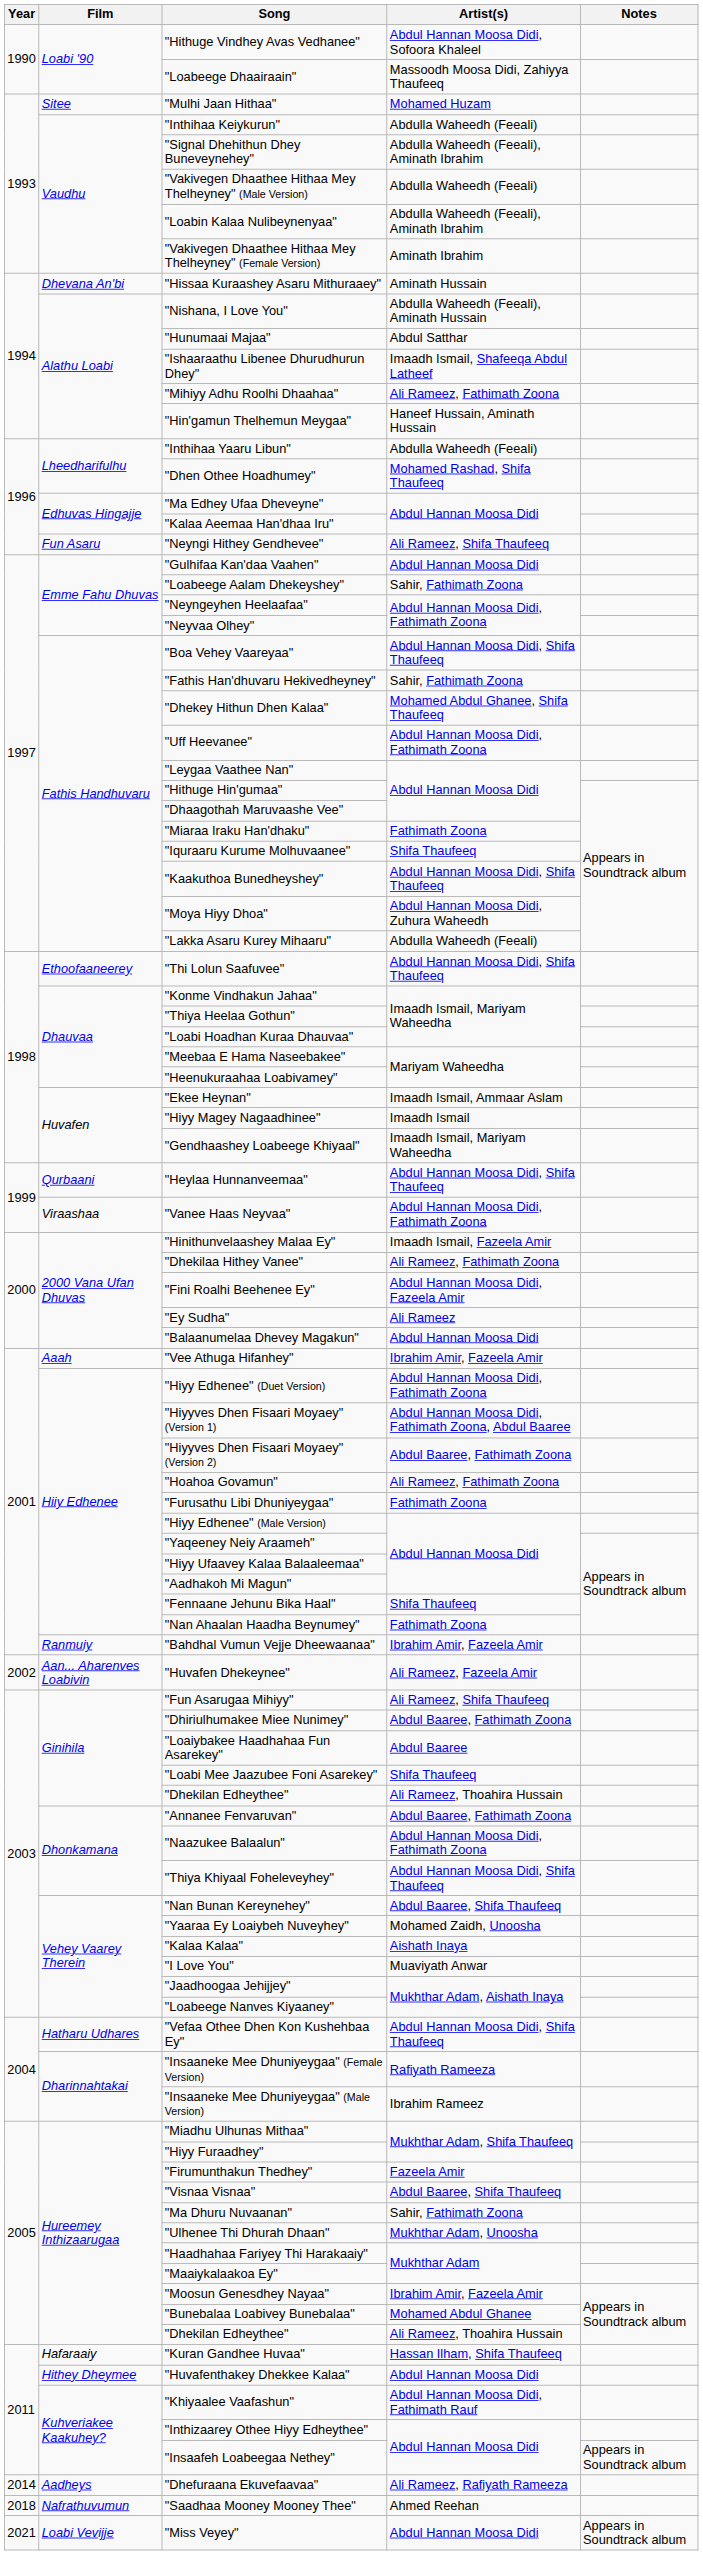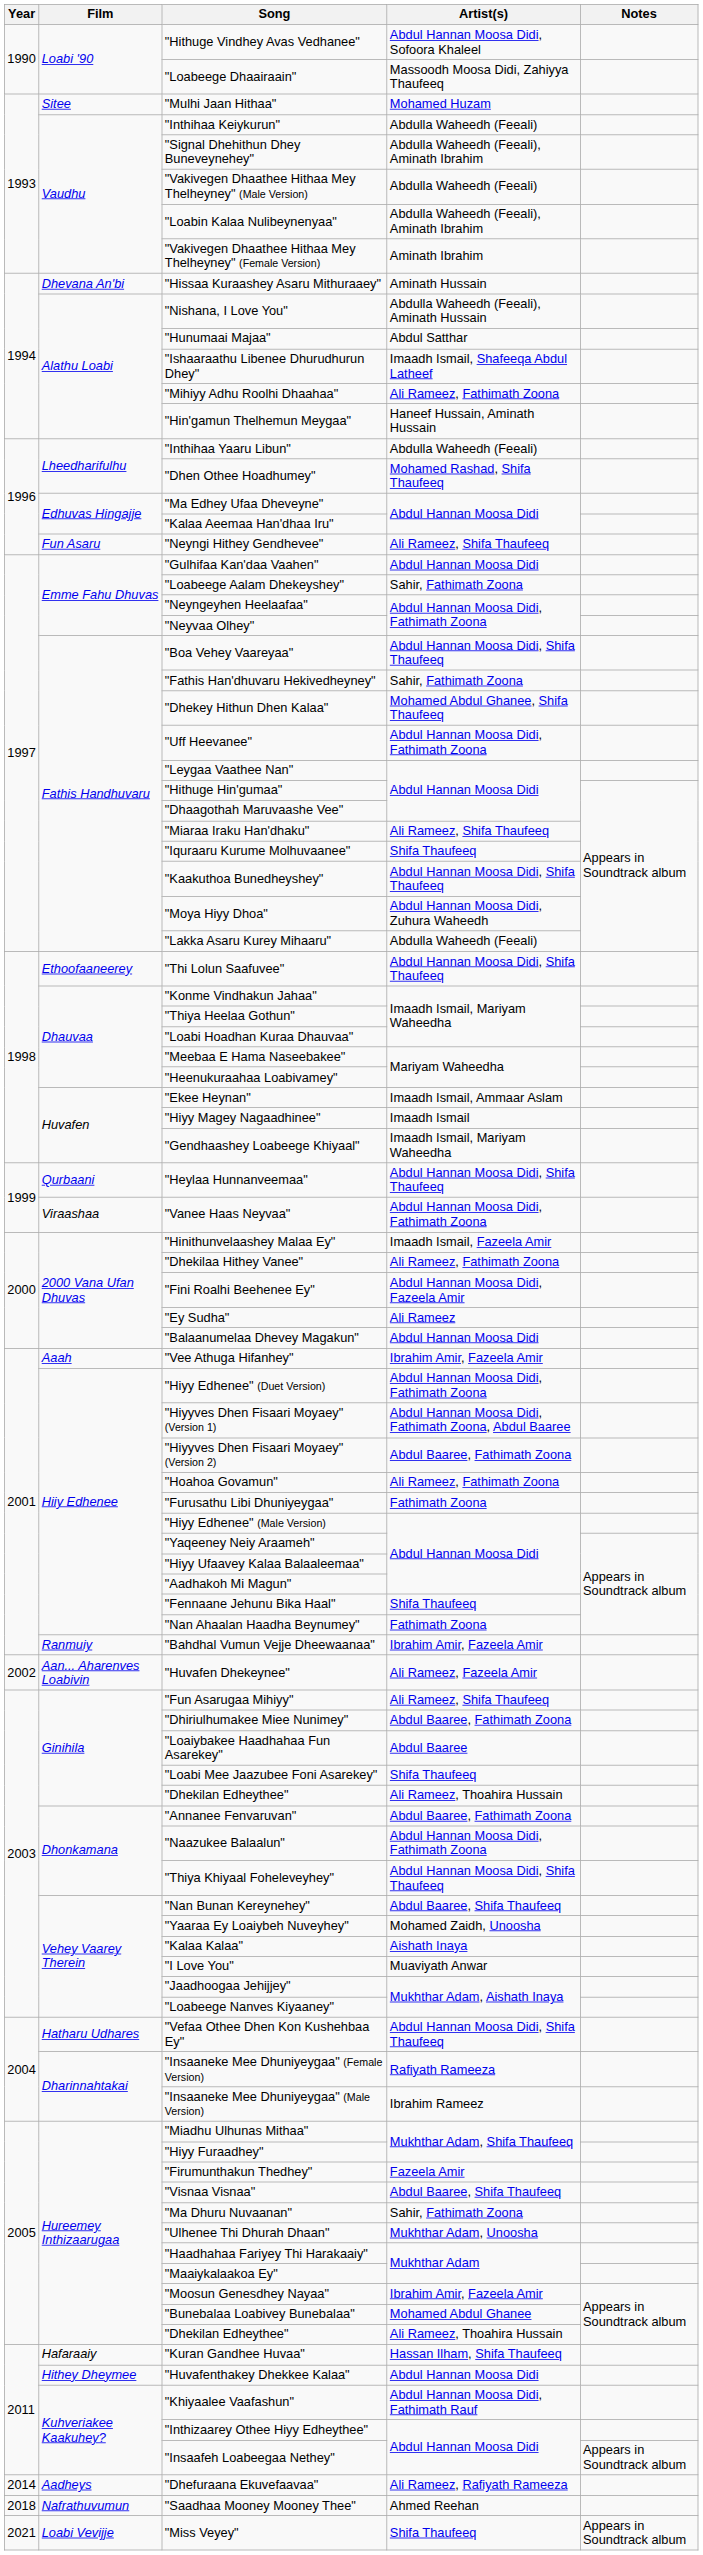(438, 831) Fathimath Zoona -> (469, 831) Ali Rameez, Shifa Thaufeeq
(464, 2532) Abdul Hannan Moosa Didi -> (433, 2532) Shifa Thaufeeq
